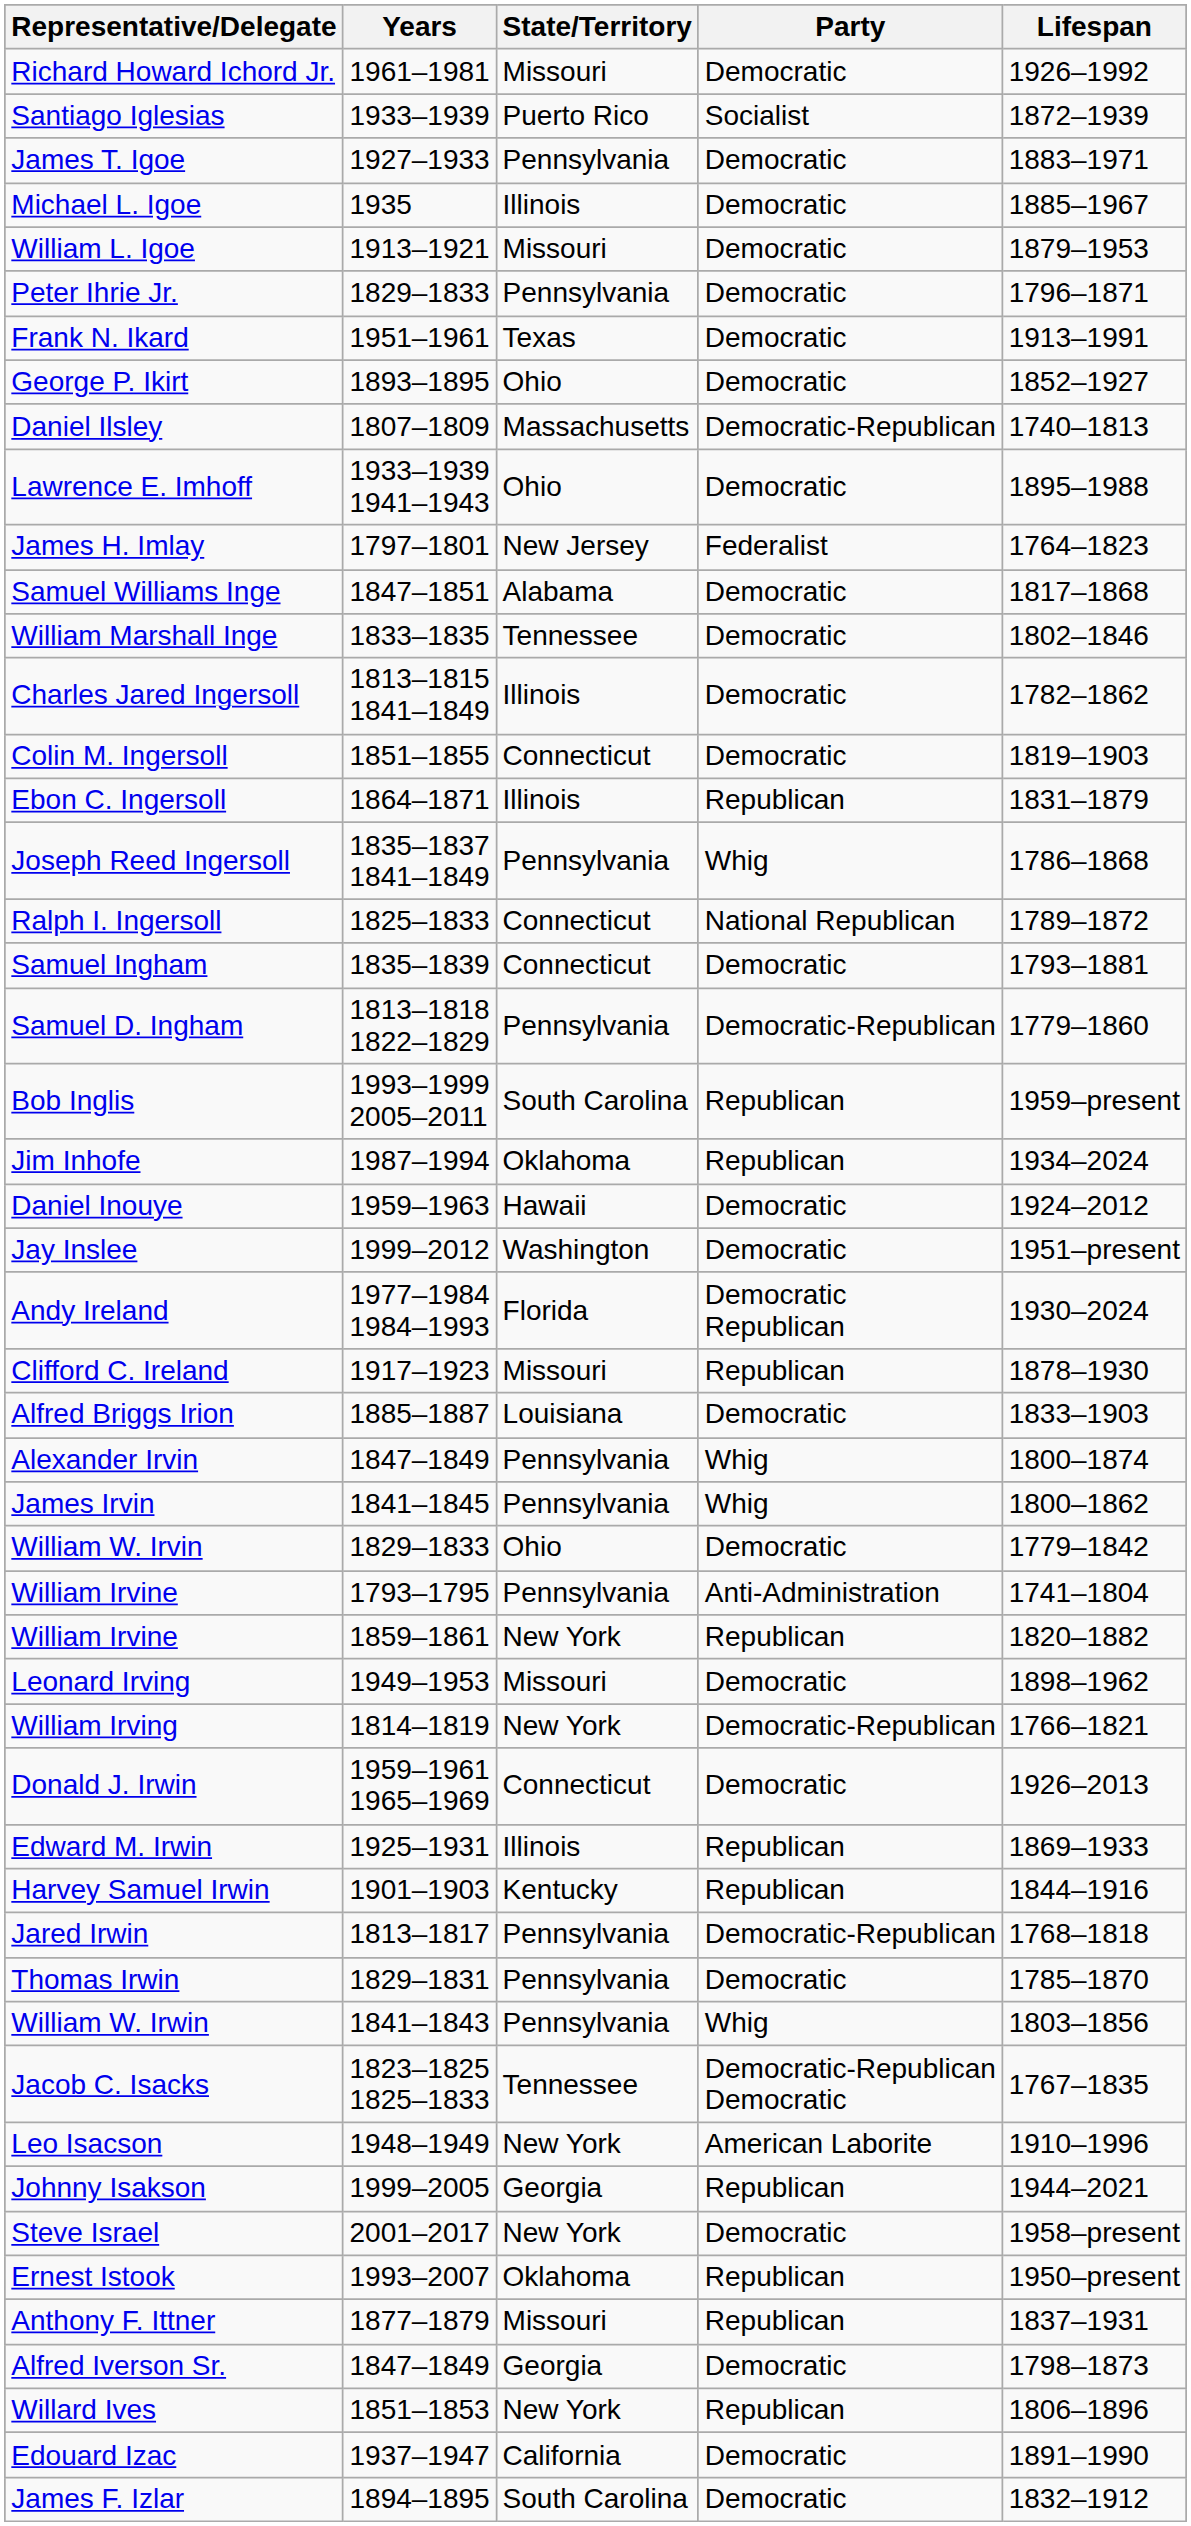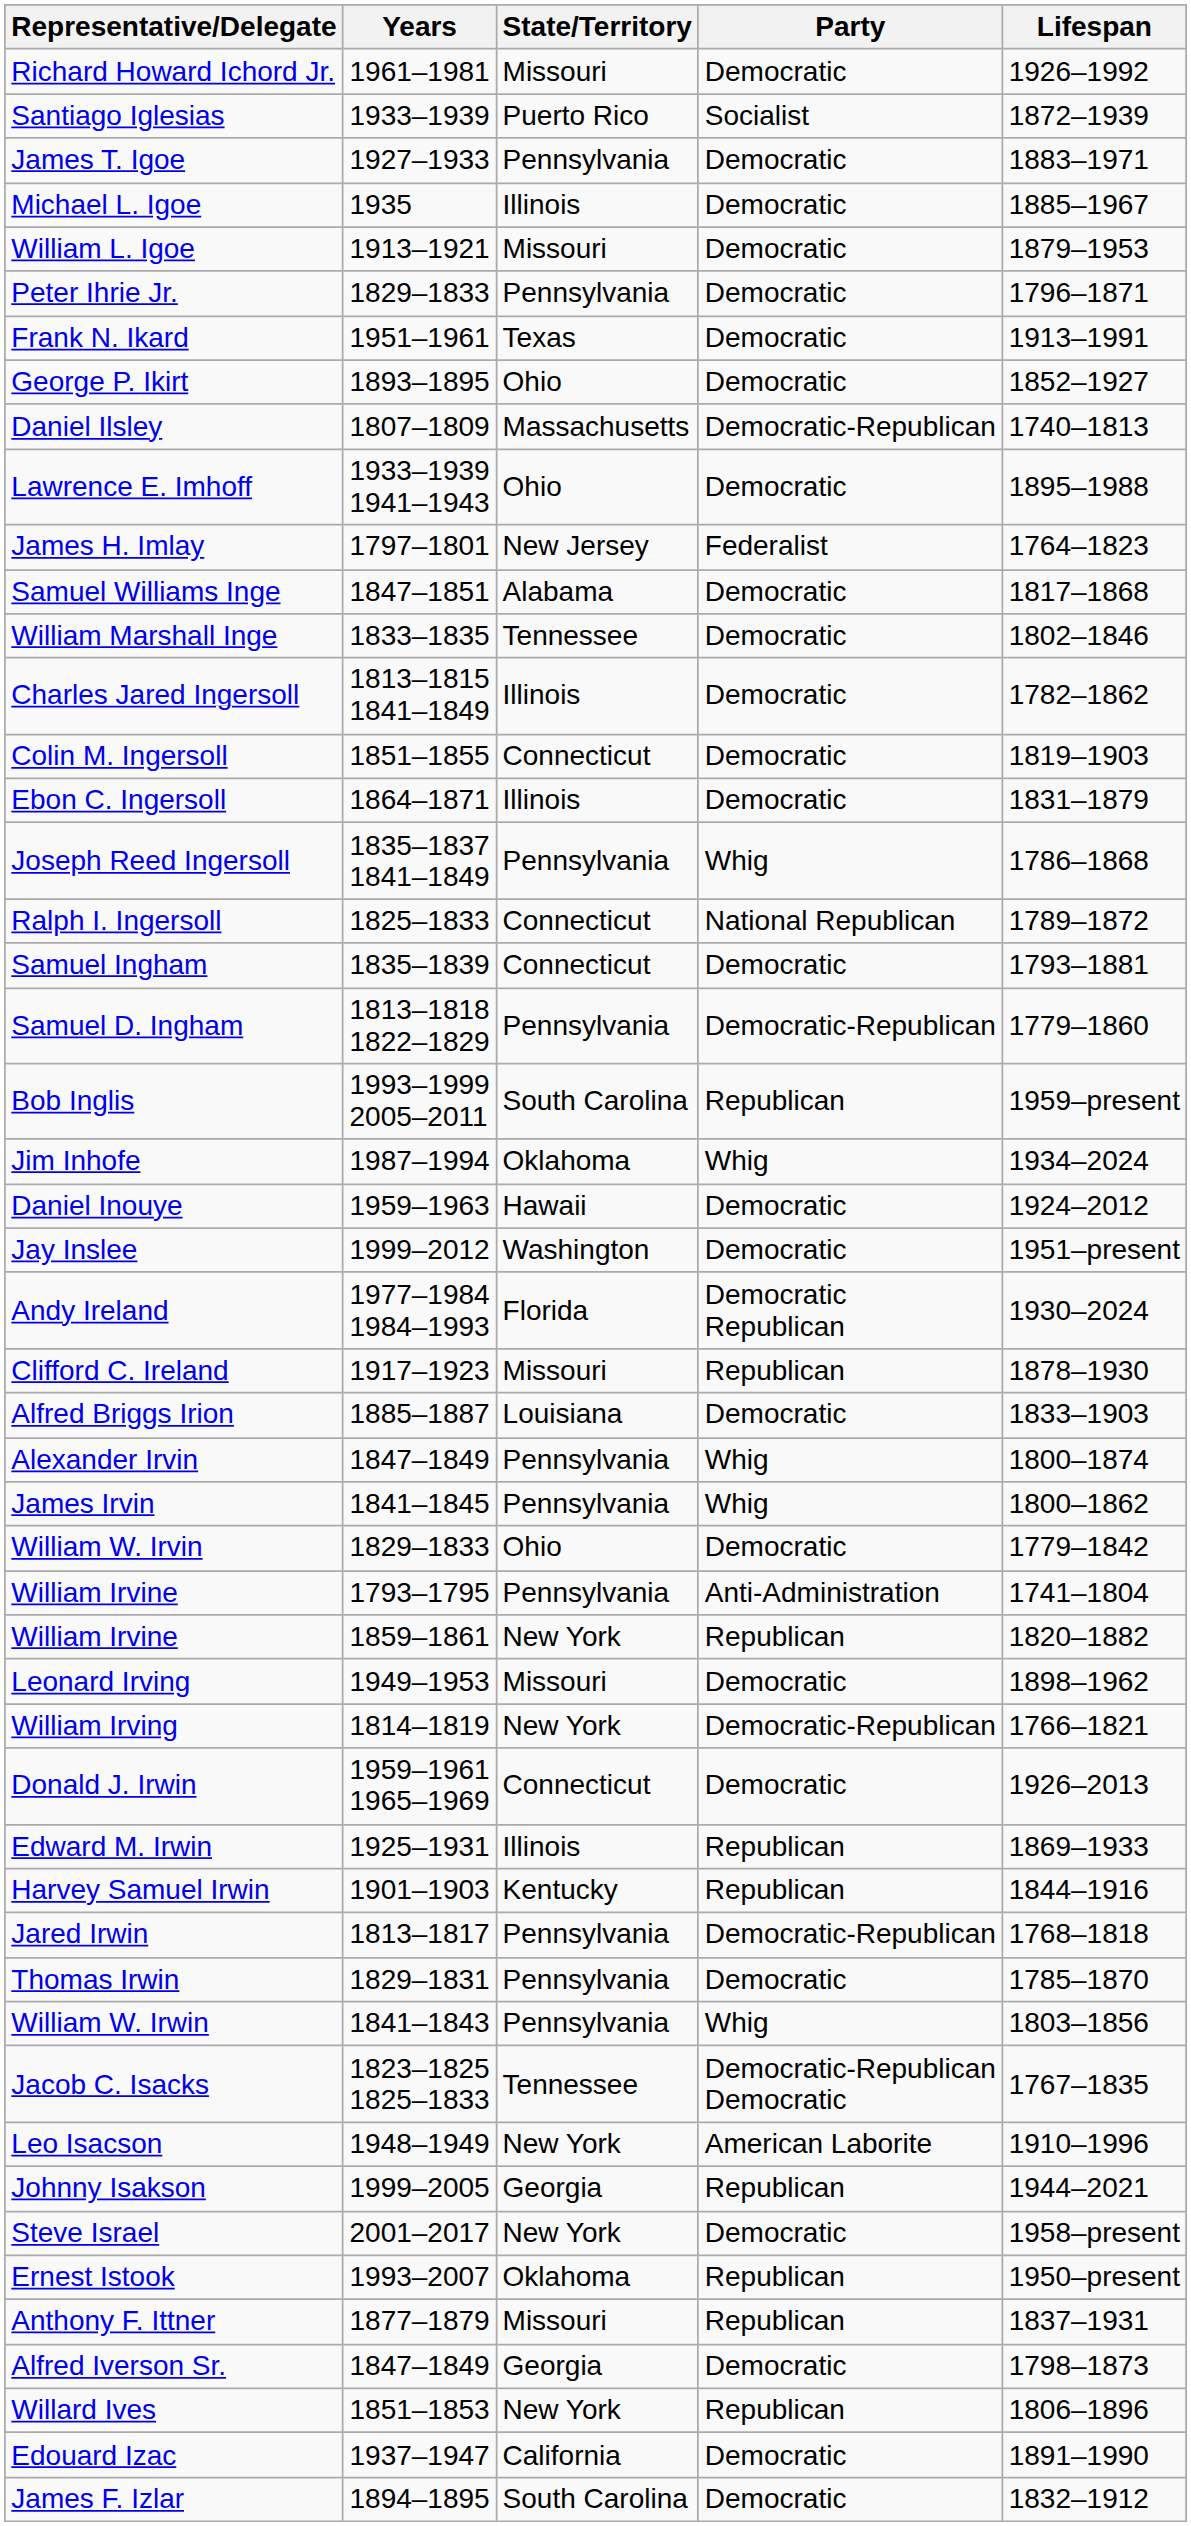(775, 800) Republican -> (776, 800) Democratic
(775, 1161) Republican -> (737, 1161) Whig
